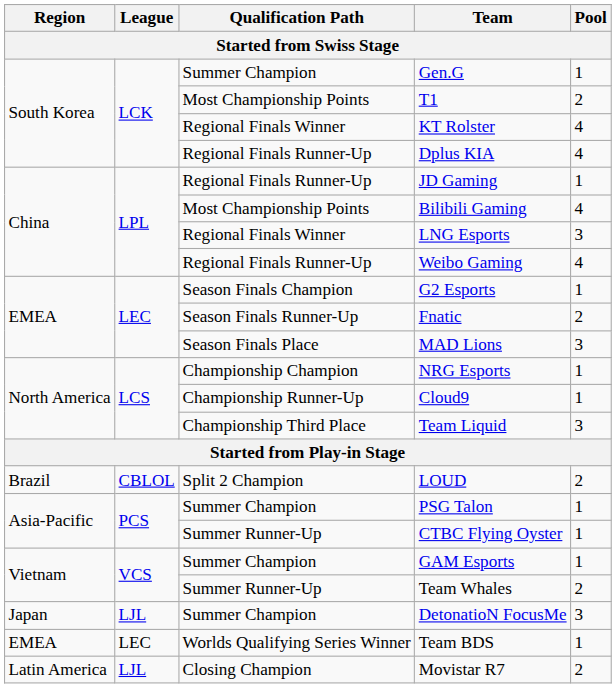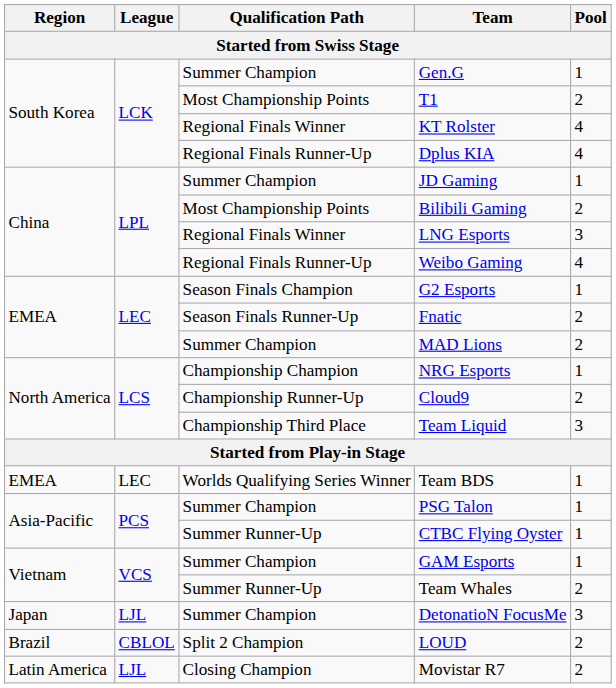(277, 180) Regional Finals Runner-Up -> (249, 180) Summer Champion
(579, 208) 4 -> (579, 208) 2
(251, 343) Season Finals Place -> (249, 343) Summer Champion
(579, 343) 3 -> (579, 343) 2
(579, 398) 1 -> (579, 398) 2
rows swapped: (456, 642) <-> (442, 479)
